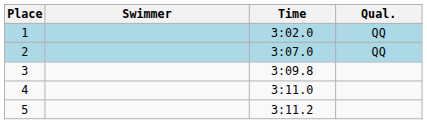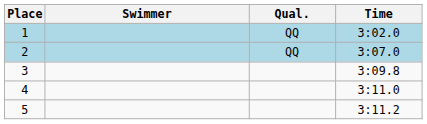columns swapped: (292, 14) <-> (379, 14)
